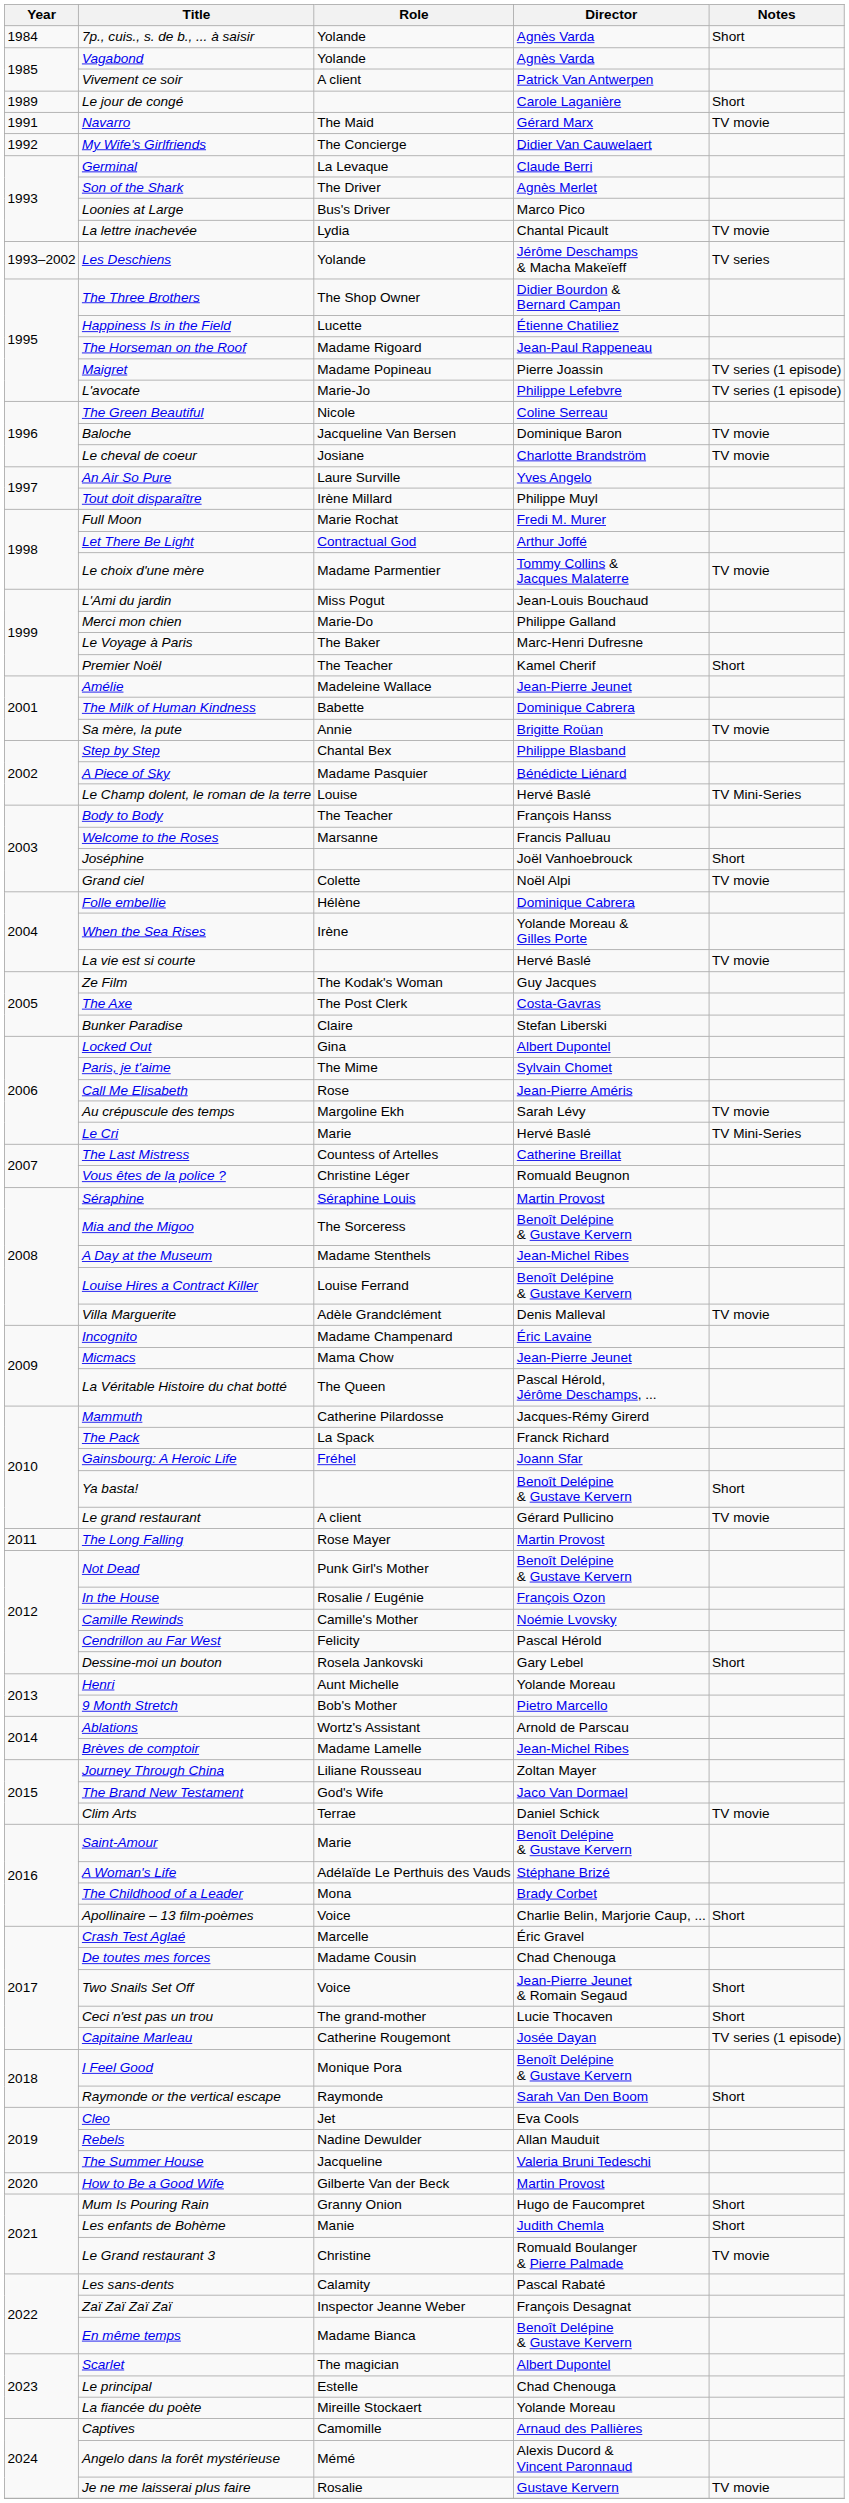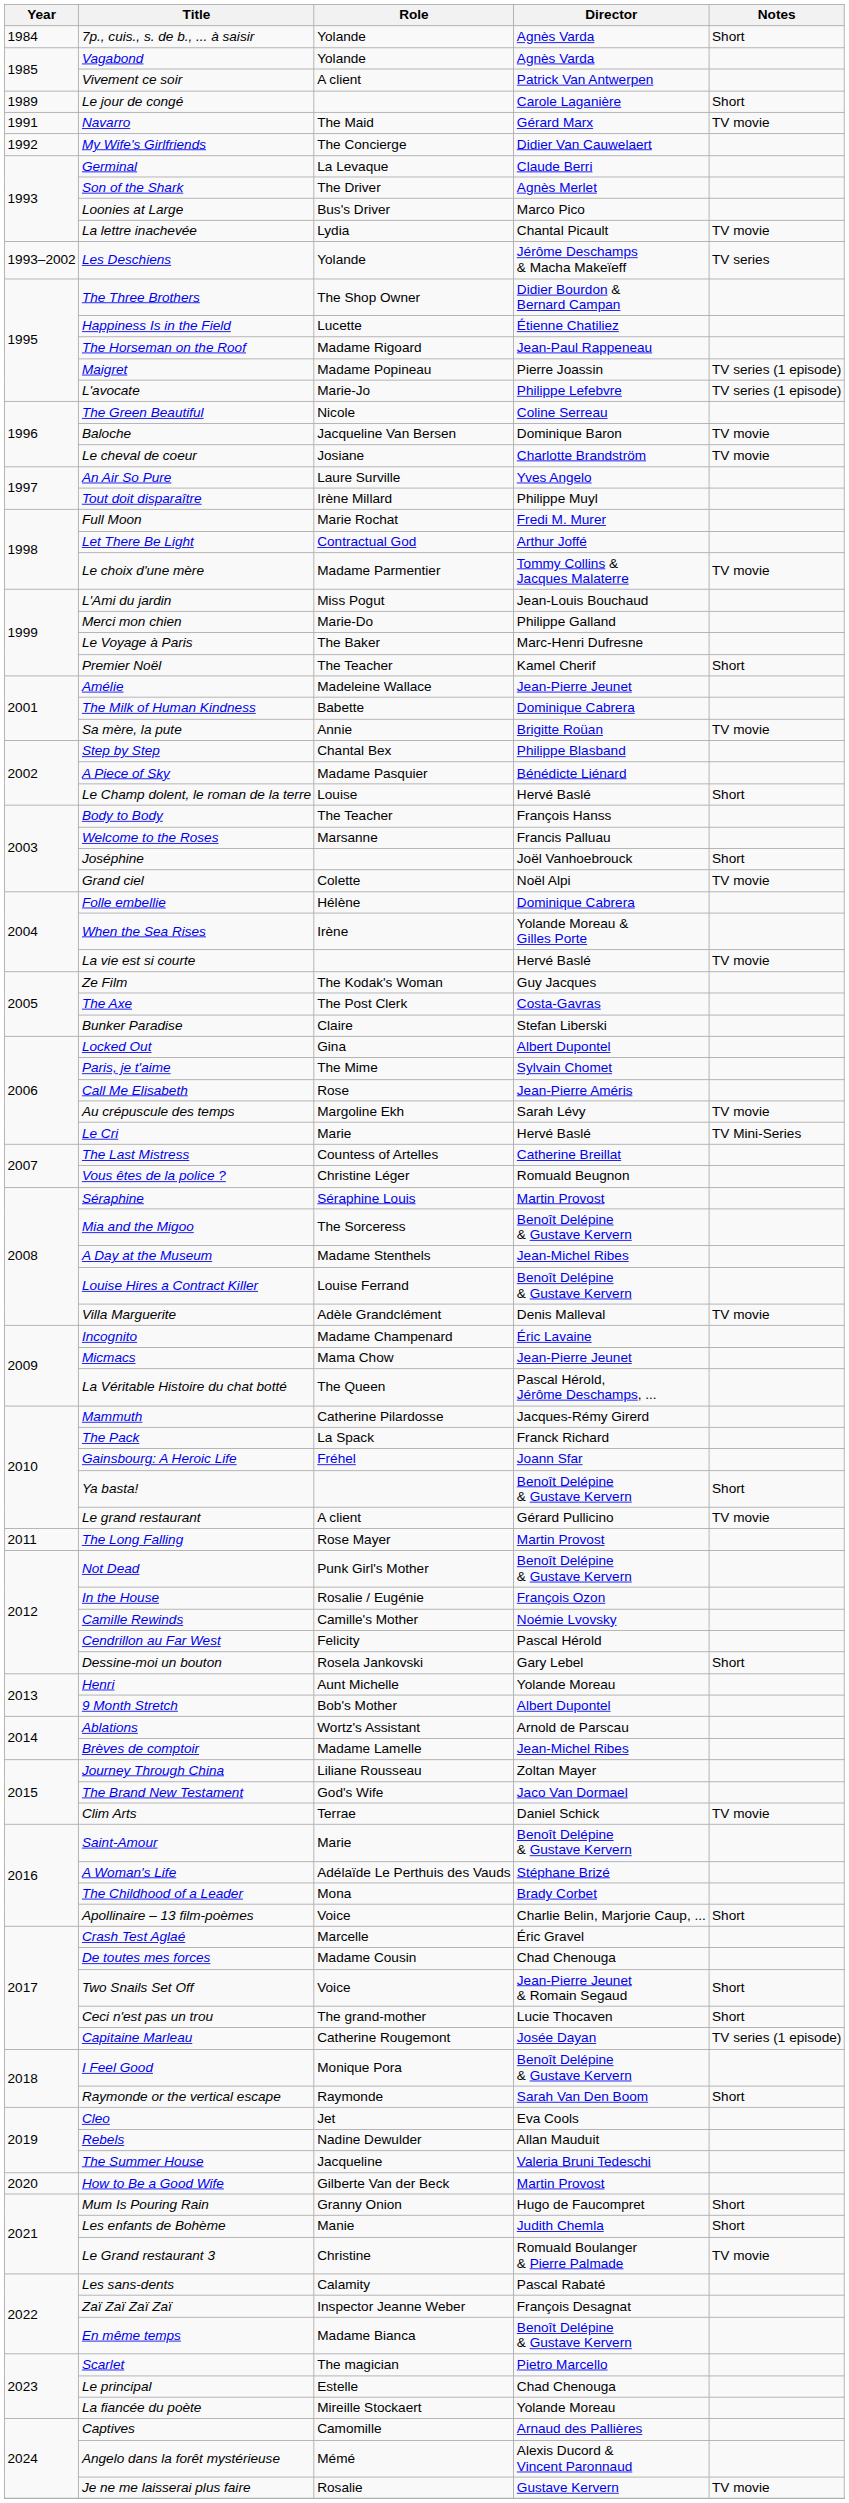(757, 794) TV Mini-Series -> (728, 794) Short
(562, 1705) Pietro Marcello -> (564, 1705) Albert Dupontel
(564, 2364) Albert Dupontel -> (562, 2364) Pietro Marcello
